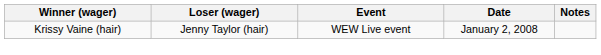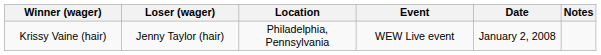+ column: (297, 13)
